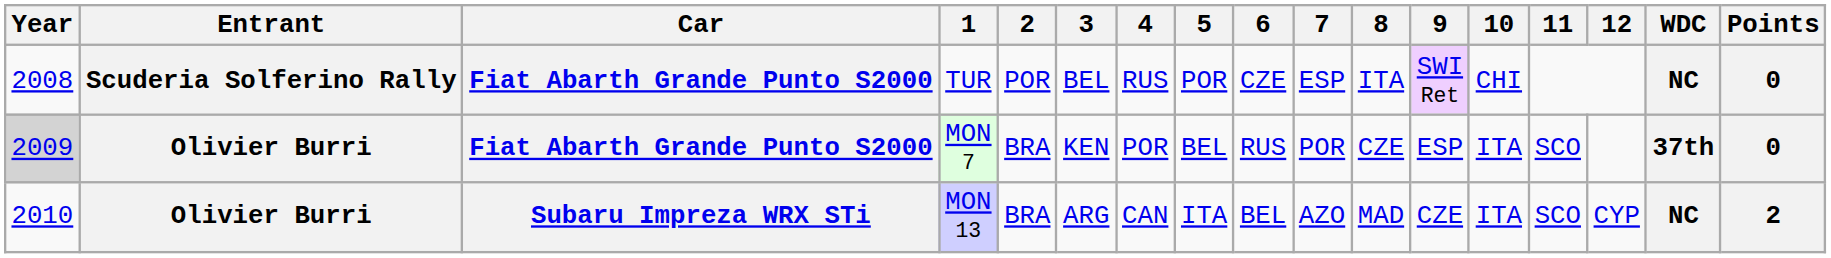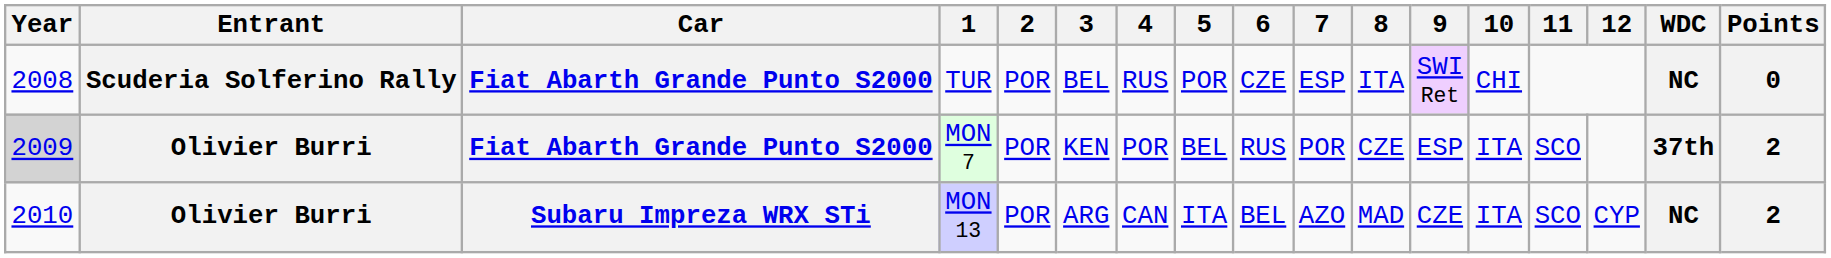(1027, 149) BRA -> (1027, 149) POR
(1773, 149) 0 -> (1773, 149) 2
(1027, 217) BRA -> (1027, 217) POR
